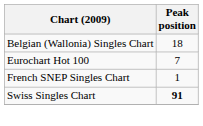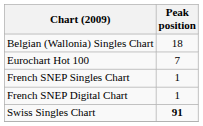+ row: (67, 95)
